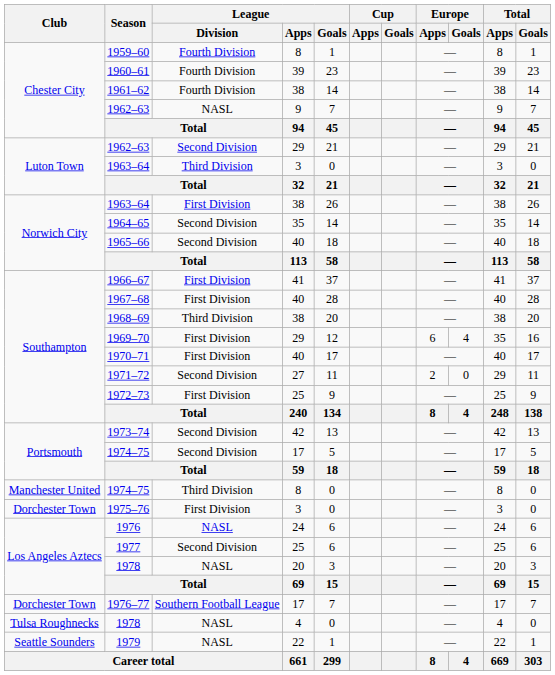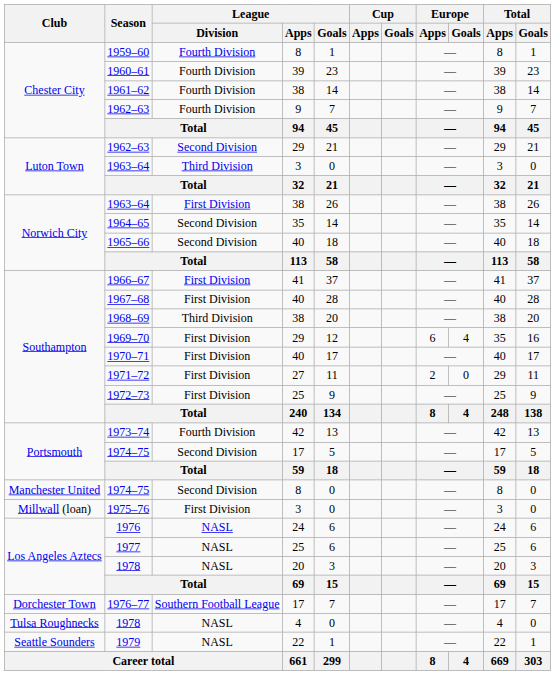(217, 109) NASL -> (217, 109) Fourth Division
(217, 375) Second Division -> (217, 375) First Division
(217, 432) Second Division -> (217, 432) Fourth Division
(217, 489) Third Division -> (217, 489) Second Division
(54, 508) Dorchester Town -> (54, 508) Millwall (loan)
(217, 546) Second Division -> (217, 546) NASL
